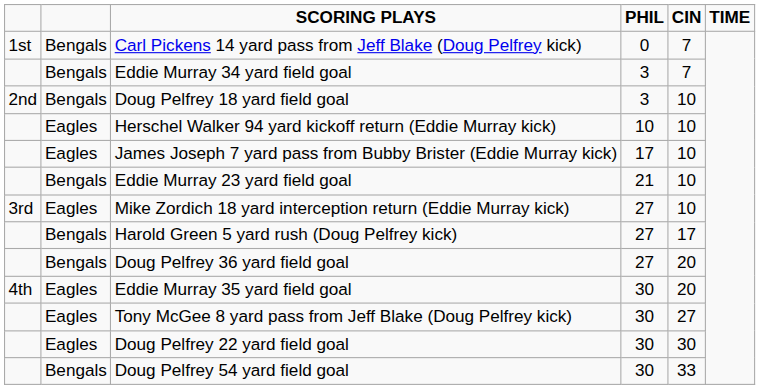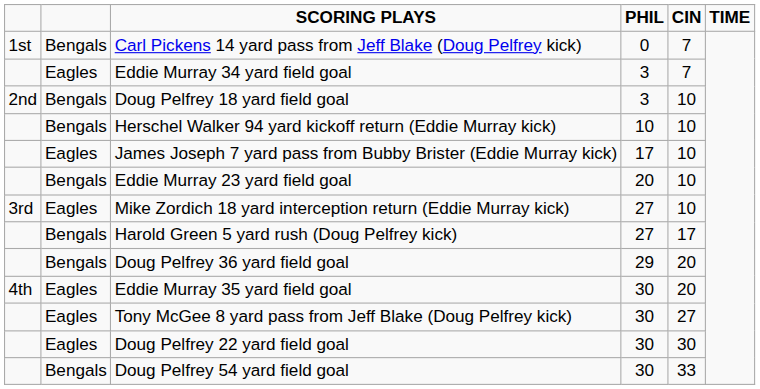(76, 72) Bengals -> (71, 72) Eagles
(71, 126) Eagles -> (76, 126) Bengals
(644, 180) 21 -> (644, 180) 20
(644, 262) 27 -> (644, 262) 29
